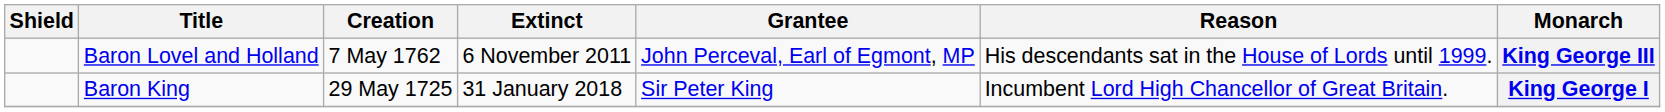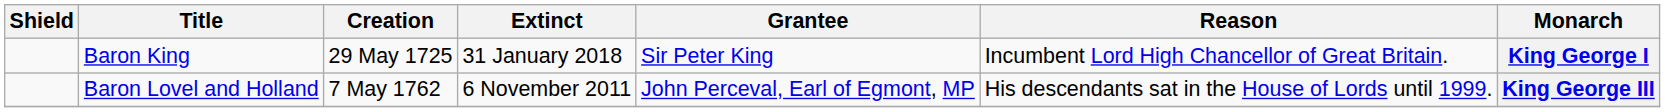rows swapped: (137, 89) <-> (201, 55)
